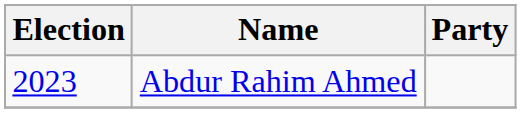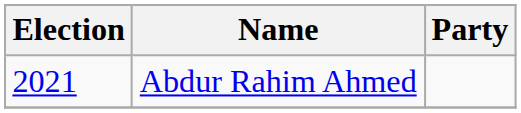(45, 81) 2023 -> (45, 81) 2021
